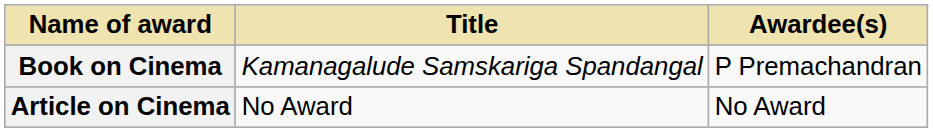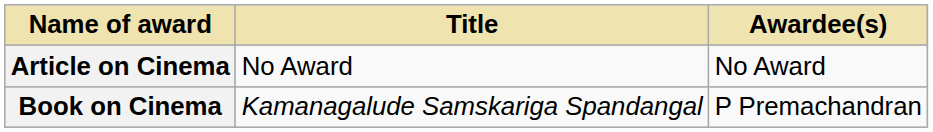rows swapped: (120, 65) <-> (120, 106)
